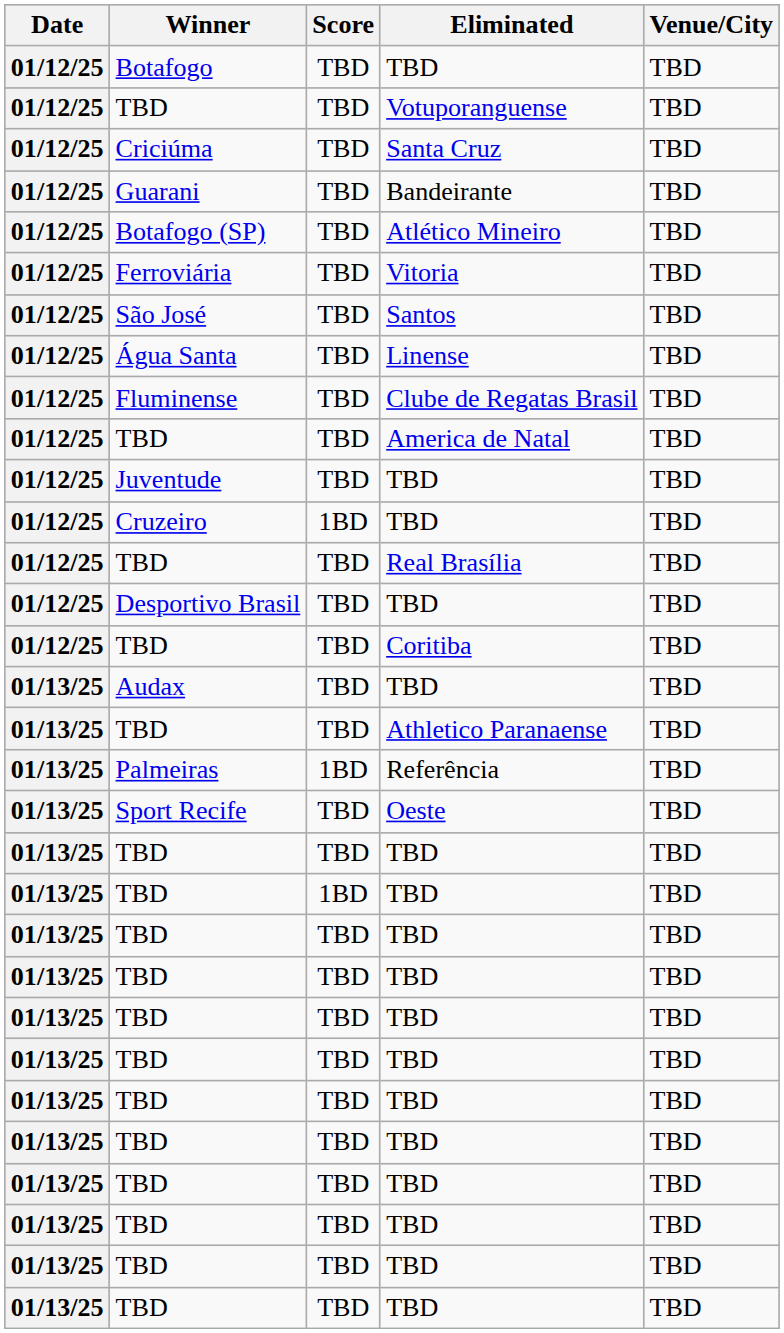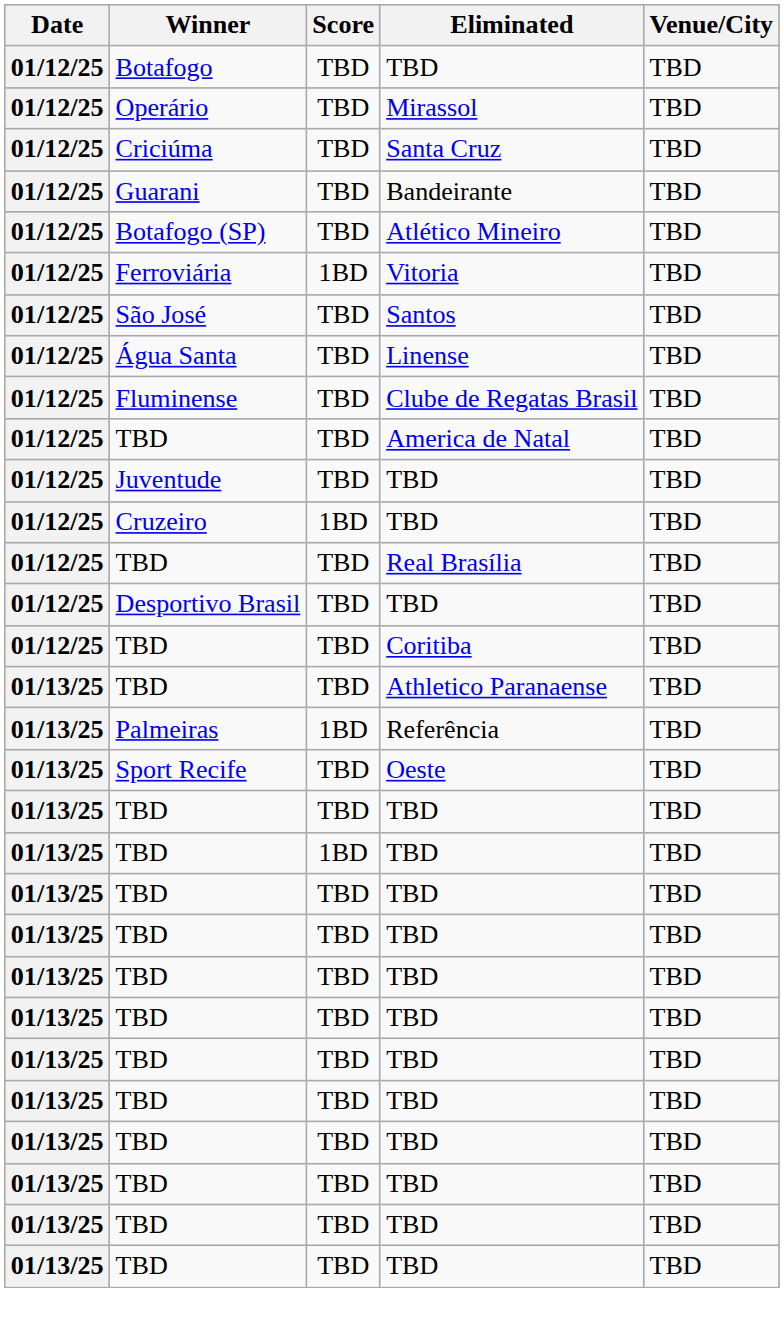- row: (142, 107)
+ row: (162, 107)
(343, 273) TBD -> (343, 273) 1BD
- row: (150, 686)
